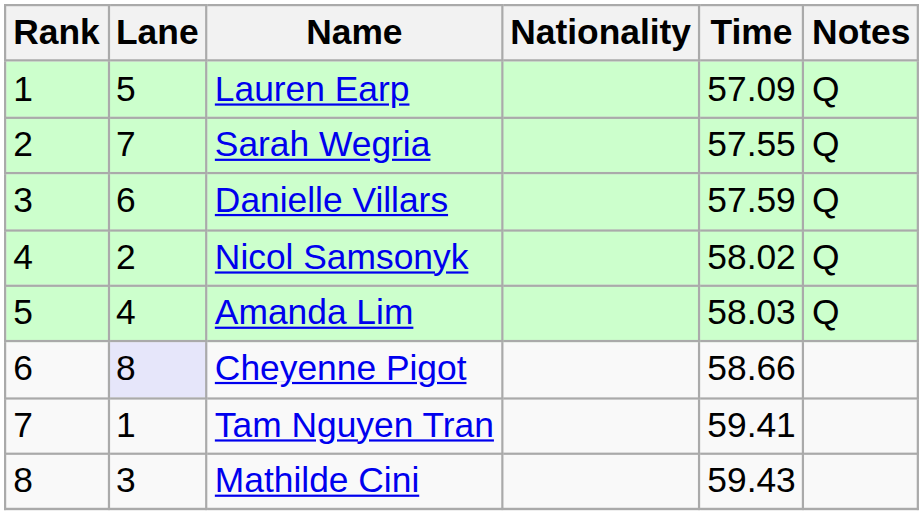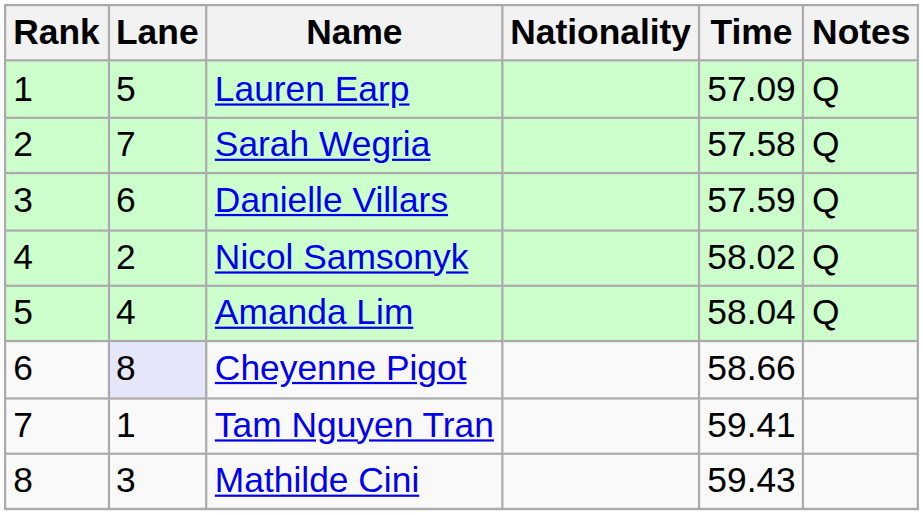(752, 144) 57.55 -> (752, 144) 57.58
(752, 312) 58.03 -> (752, 312) 58.04
